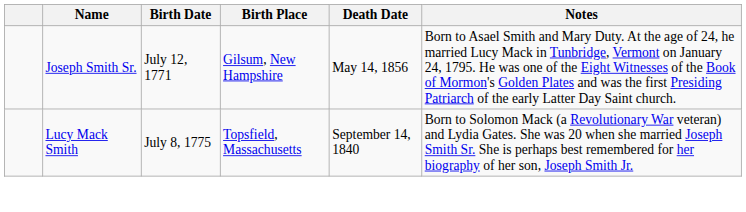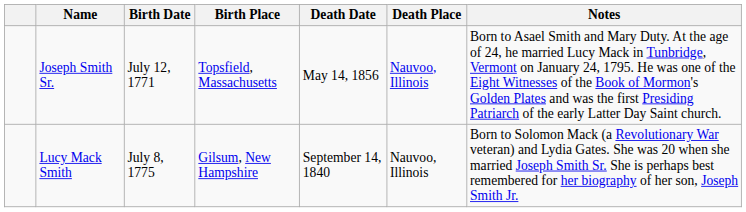+ column: (427, 15)
(259, 67) Gilsum, New Hampshire -> (238, 75) Topsfield, Massachusetts
(262, 142) Topsfield, Massachusetts -> (235, 165) Gilsum, New Hampshire
